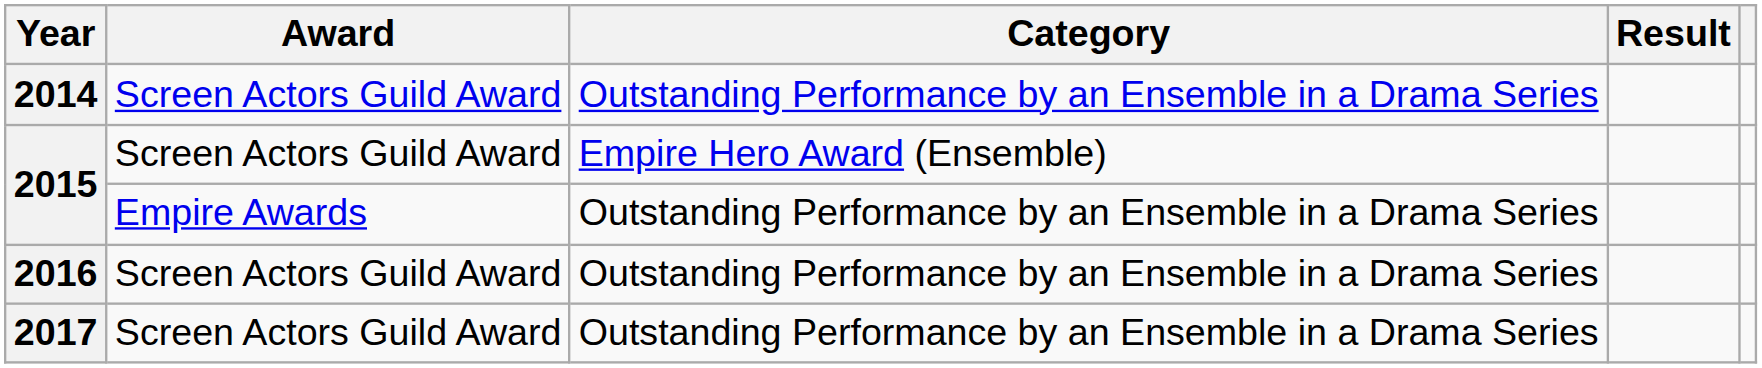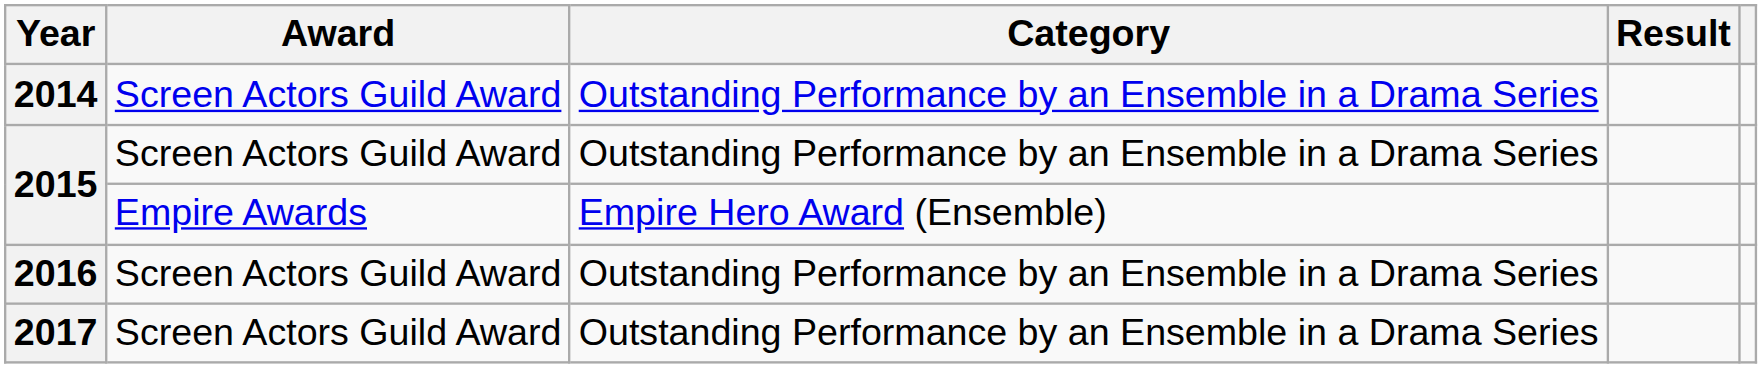(843, 153) Empire Hero Award (Ensemble) -> (1089, 153) Outstanding Performance by an Ensemble in a Drama Series
(1089, 213) Outstanding Performance by an Ensemble in a Drama Series -> (843, 213) Empire Hero Award (Ensemble)
